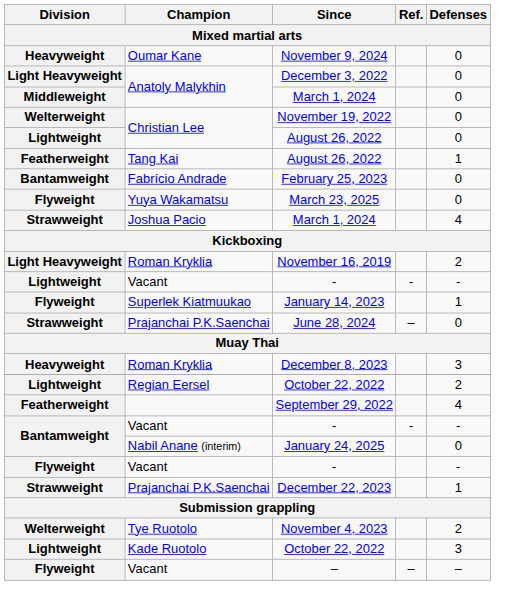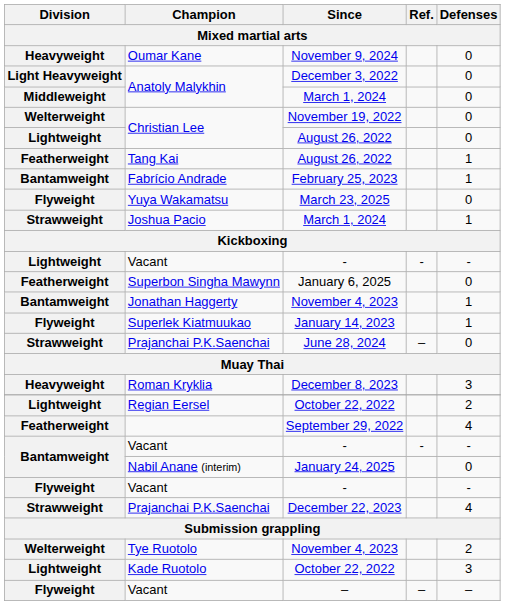(458, 179) 0 -> (469, 179) 1
(458, 220) 4 -> (469, 220) 1
- row: (65, 261)
+ row: (65, 281)
+ row: (65, 302)
(458, 487) 1 -> (469, 508) 4
